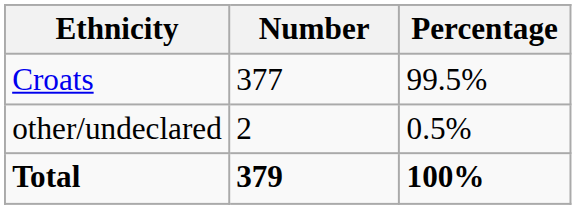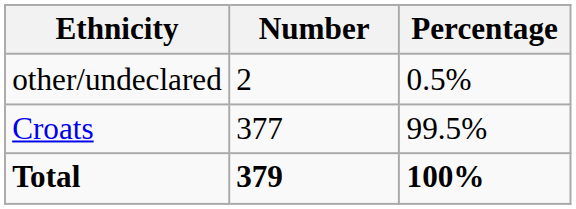rows swapped: (53, 78) <-> (117, 128)
